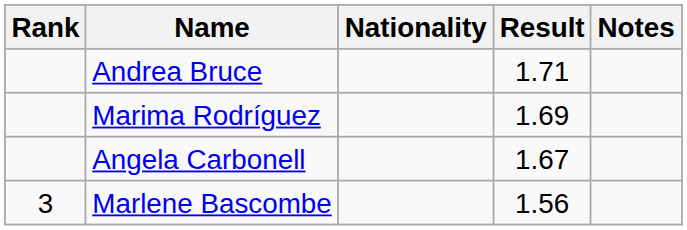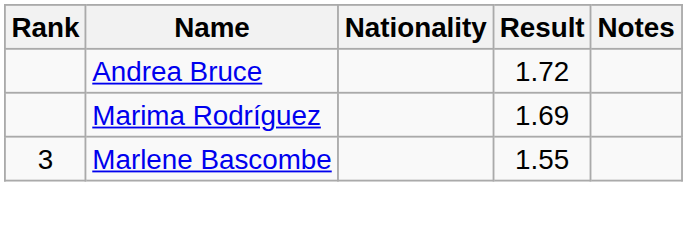(542, 71) 1.71 -> (542, 71) 1.72
- row: (199, 159)
(542, 203) 1.56 -> (542, 159) 1.55
